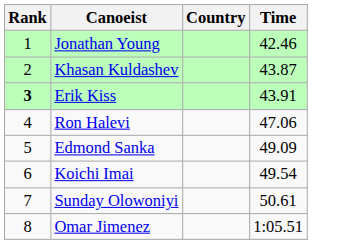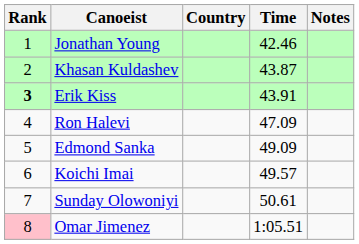+ column: (330, 17)
(278, 122) 47.06 -> (278, 122) 47.09
(278, 174) 49.54 -> (278, 174) 49.57
(28, 226) no background -> (28, 226) pink background
